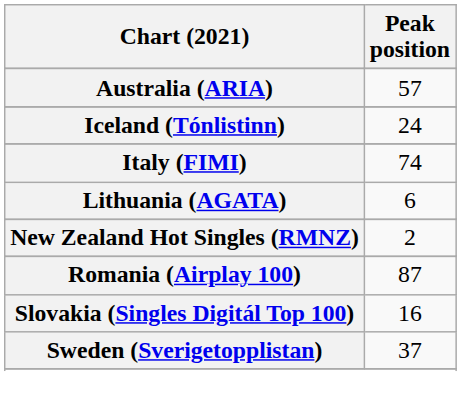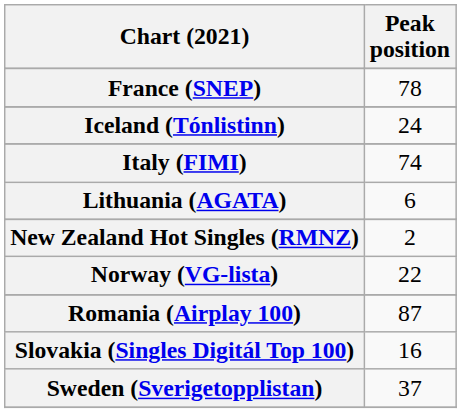- row: (185, 87)
+ row: (185, 87)
+ row: (185, 275)
